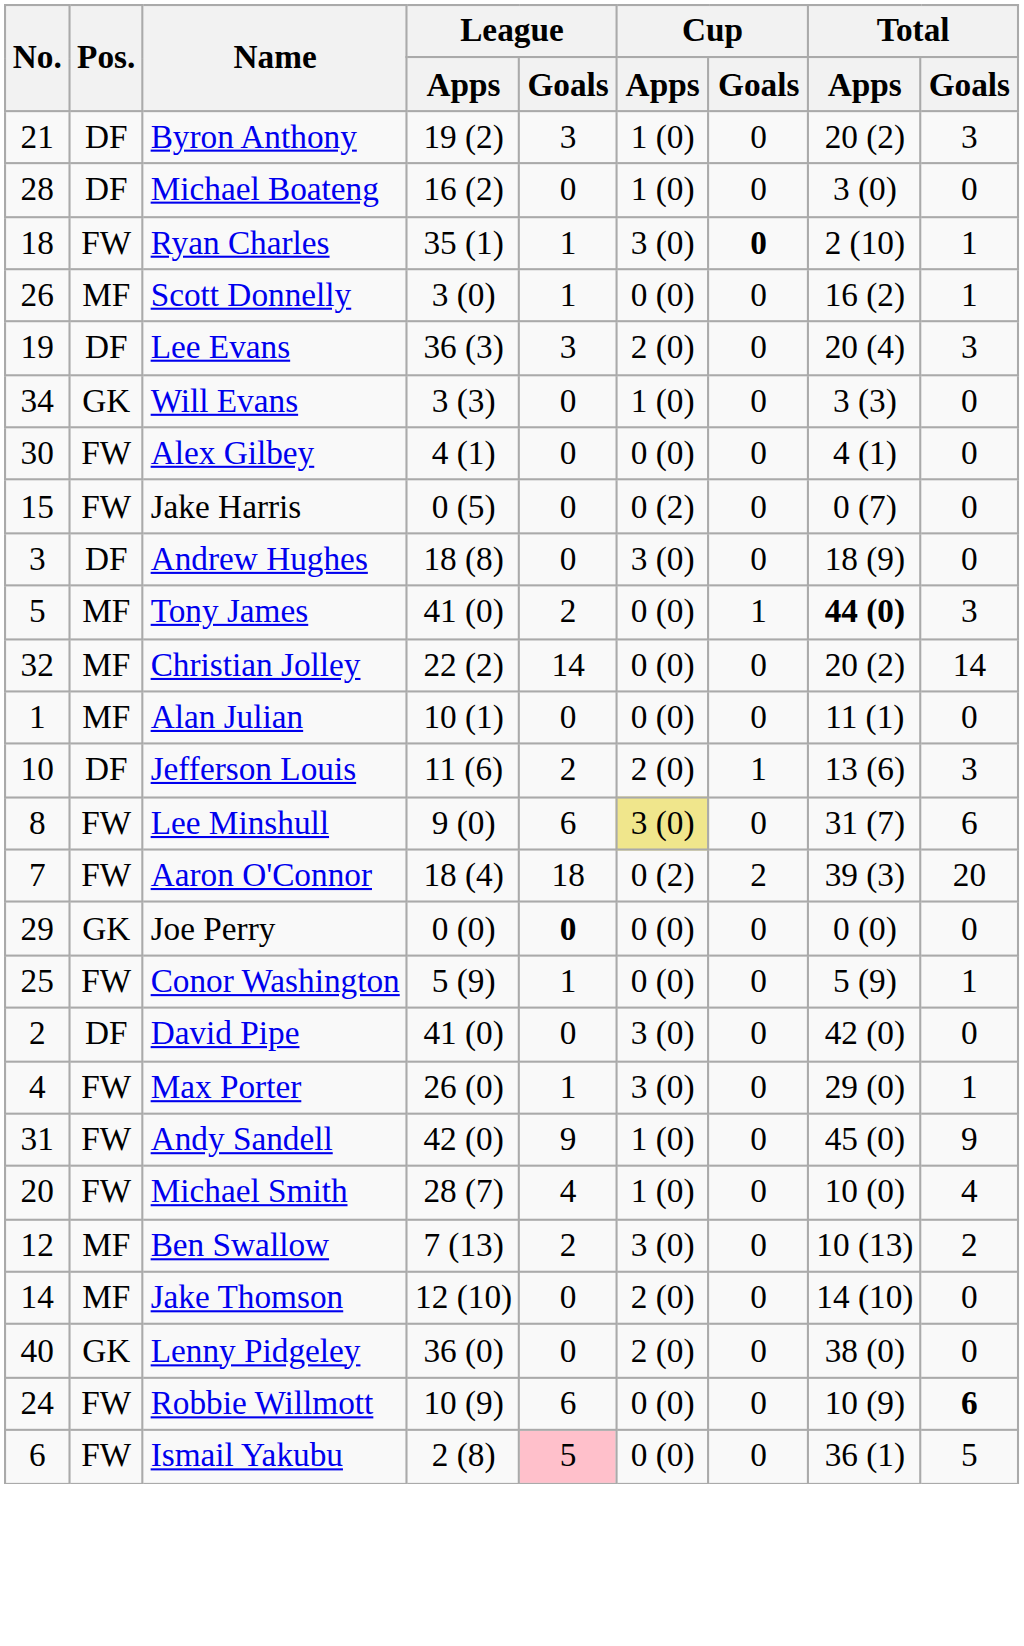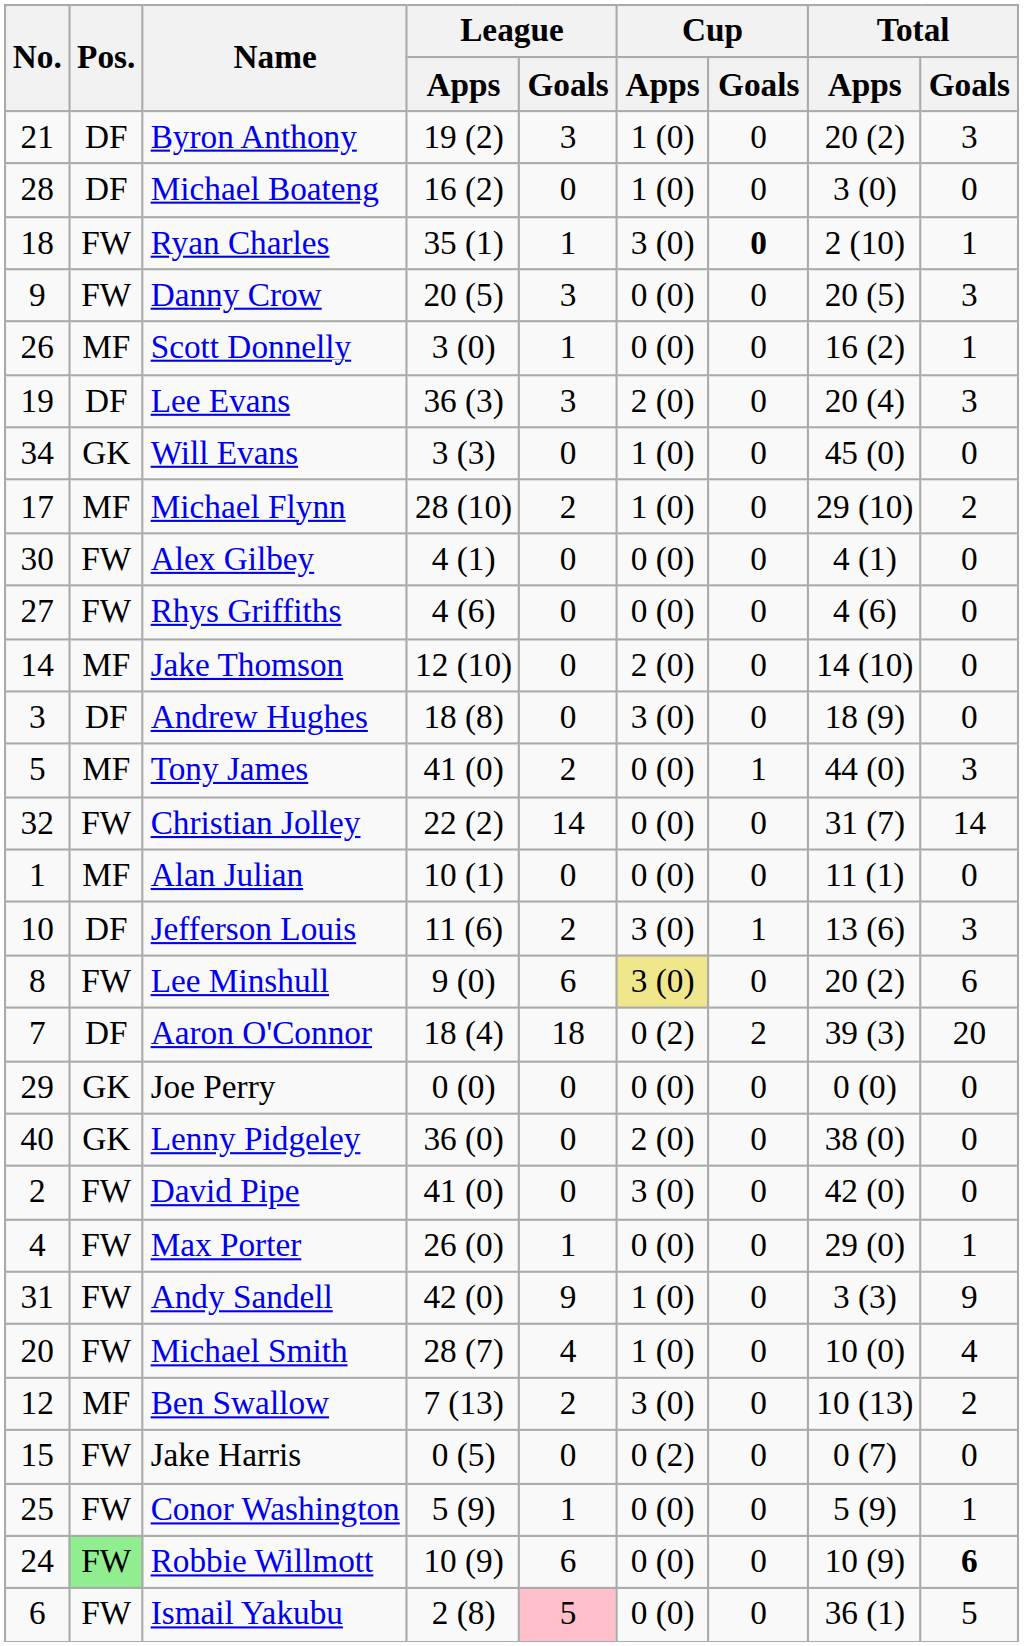+ row: (236, 294)
(865, 400) 3 (3) -> (865, 453) 45 (0)
+ row: (248, 505)
+ row: (246, 611)
rows swapped: (226, 505) <-> (247, 1297)
(865, 611) bold -> (865, 769) normal
(106, 664) MF -> (106, 822) FW
(865, 664) 20 (2) -> (865, 822) 31 (7)
(663, 769) 2 (0) -> (663, 928) 3 (0)
(865, 822) 31 (7) -> (865, 980) 20 (2)
(106, 875) FW -> (106, 1033) DF
(568, 928) bold -> (568, 1086) normal
rows swapped: (256, 1350) <-> (275, 980)
(106, 1033) DF -> (106, 1192) FW
(663, 1086) 3 (0) -> (663, 1244) 0 (0)
(865, 1139) 45 (0) -> (865, 1297) 3 (3)
(106, 1403) no background -> (106, 1561) lightgreen background
